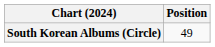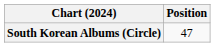(187, 32) 49 -> (187, 32) 47
